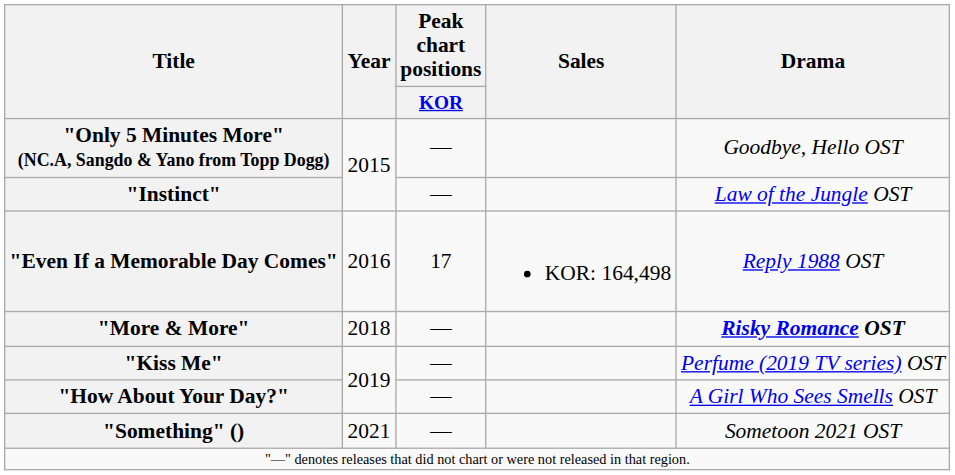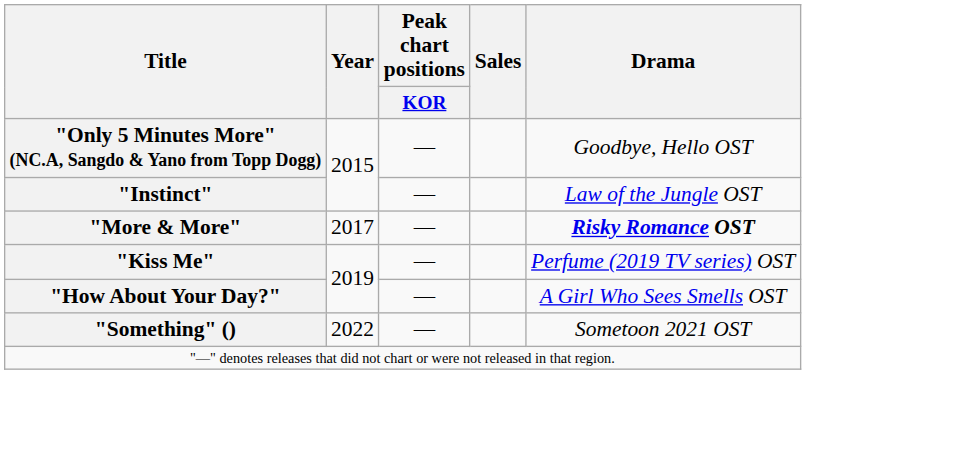- row: (174, 261)
(369, 328) 2018 -> (353, 227) 2017
(369, 430) 2021 -> (353, 329) 2022
